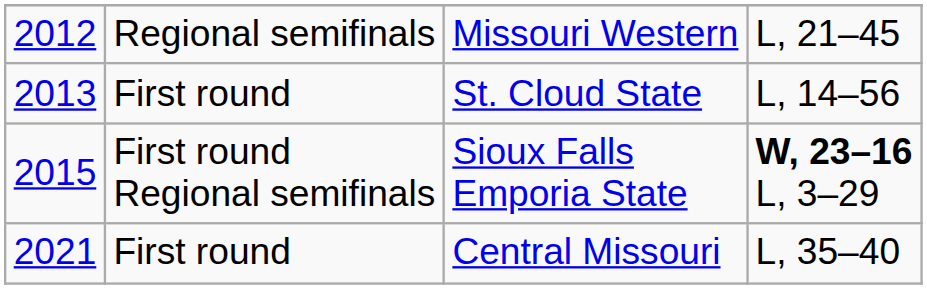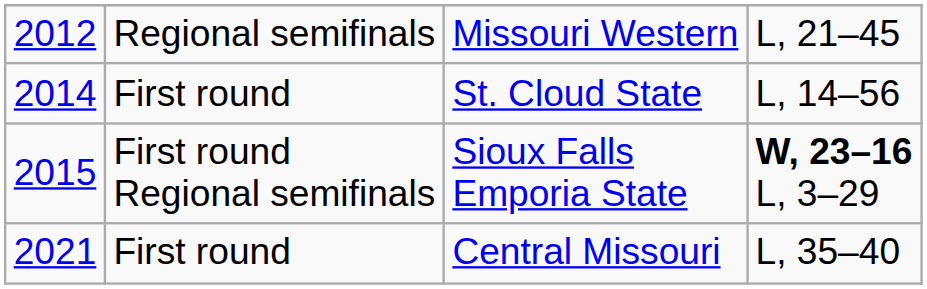(55, 92) 2013 -> (55, 92) 2014
